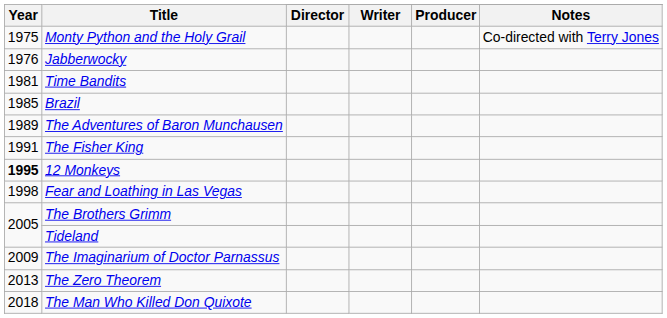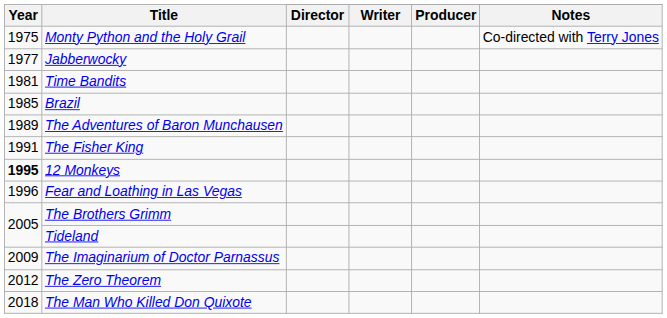(23, 59) 1976 -> (23, 59) 1977
(23, 192) 1998 -> (23, 192) 1996
(23, 280) 2013 -> (23, 280) 2012
